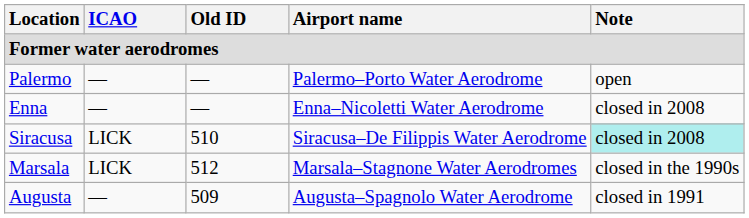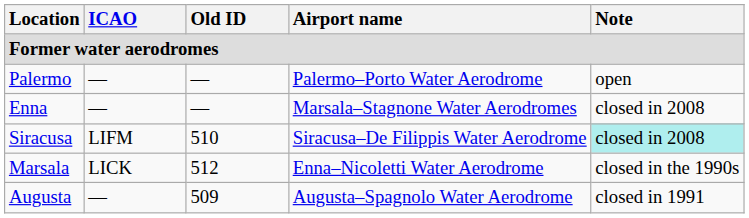(418, 108) Enna–Nicoletti Water Aerodrome -> (435, 108) Marsala–Stagnone Water Aerodromes
(110, 138) LICK -> (111, 138) LIFM
(435, 167) Marsala–Stagnone Water Aerodromes -> (418, 167) Enna–Nicoletti Water Aerodrome
